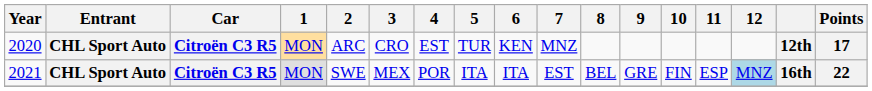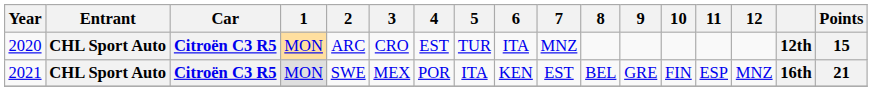(516, 45) KEN -> (516, 45) ITA
(841, 45) 17 -> (841, 45) 15
(516, 73) ITA -> (516, 73) KEN
(754, 73) lightblue background -> (754, 73) no background
(841, 73) 22 -> (841, 73) 21
